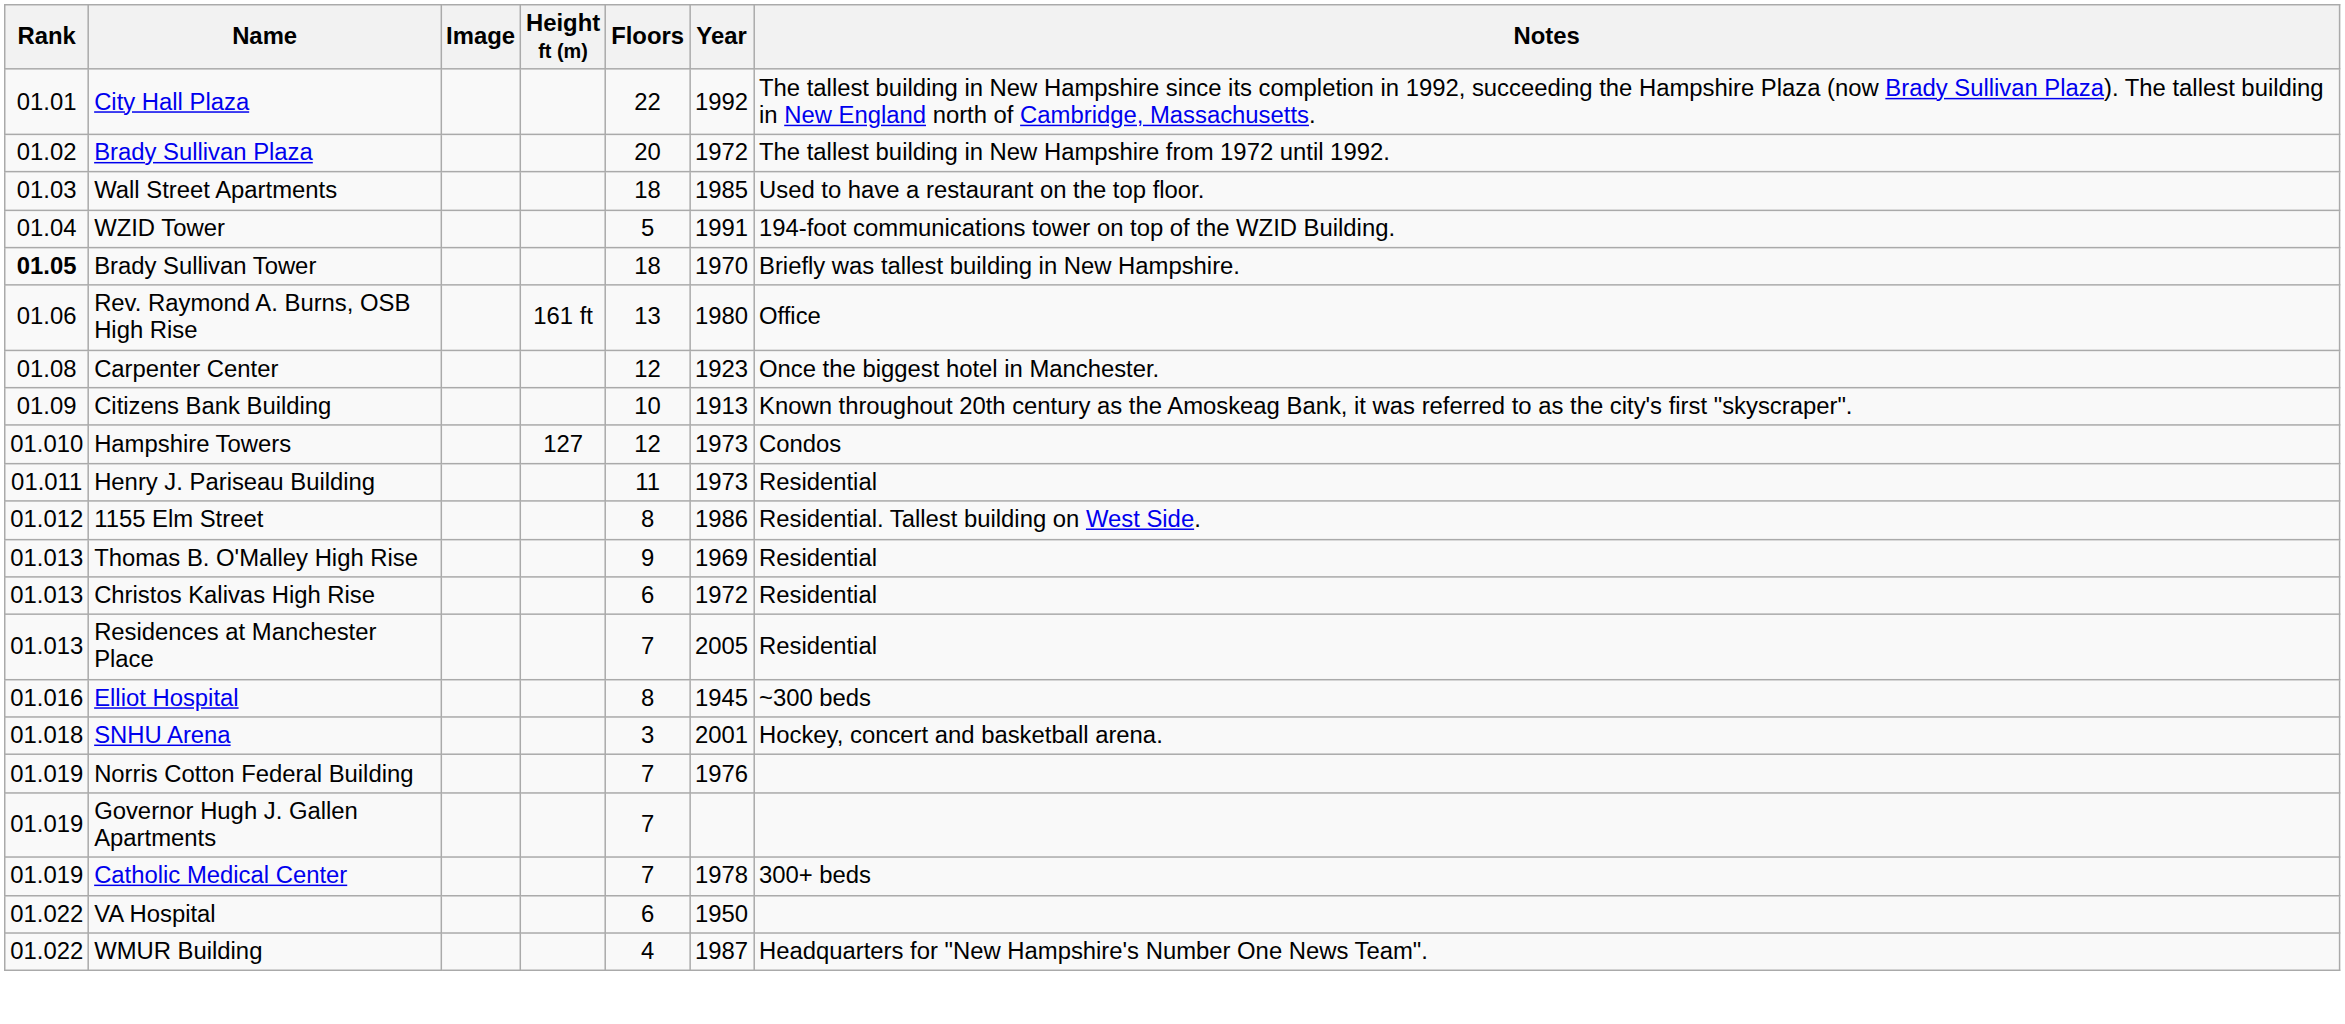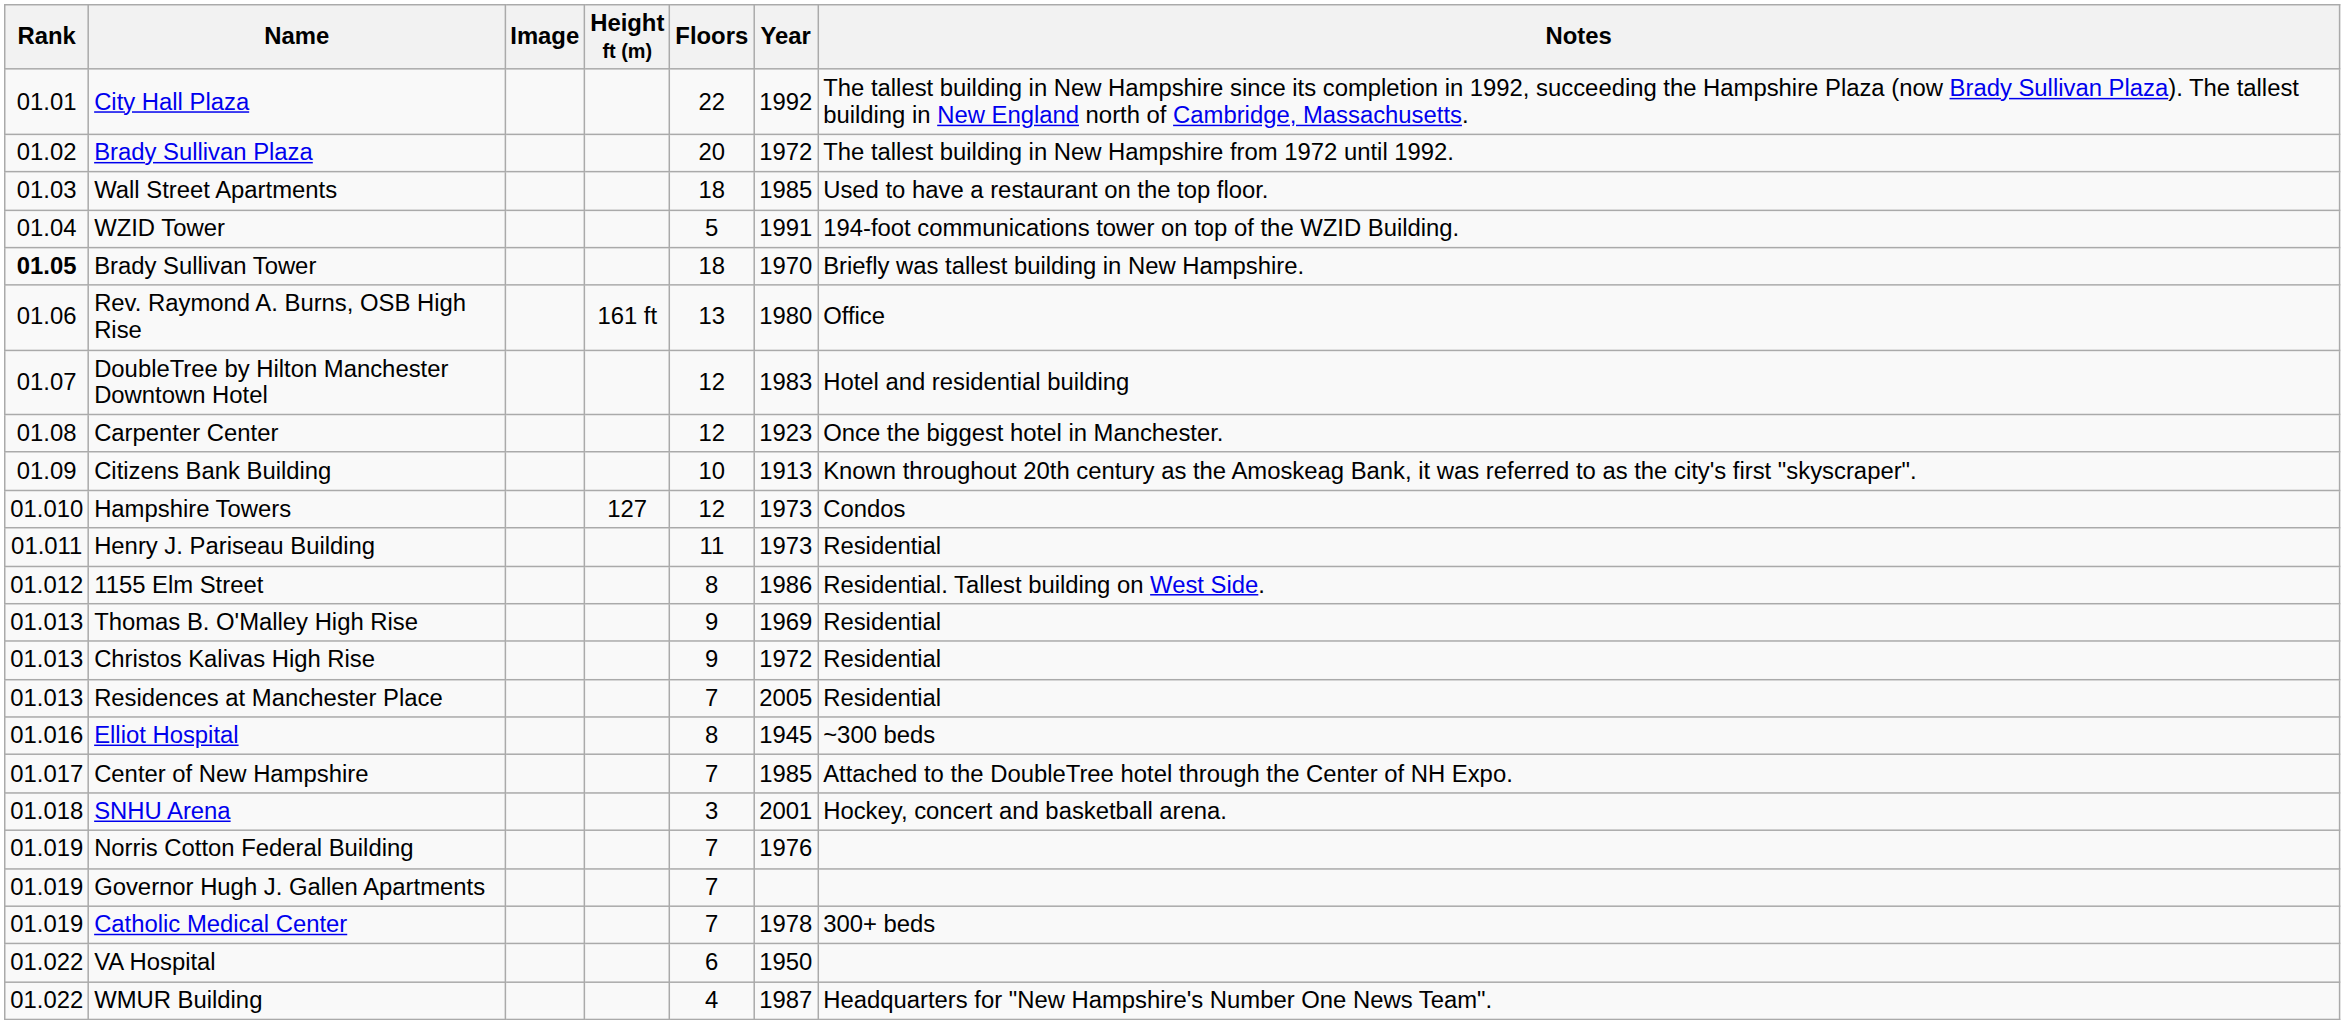+ row: (271, 381)
(648, 595) 6 -> (712, 660) 9
+ row: (231, 773)
